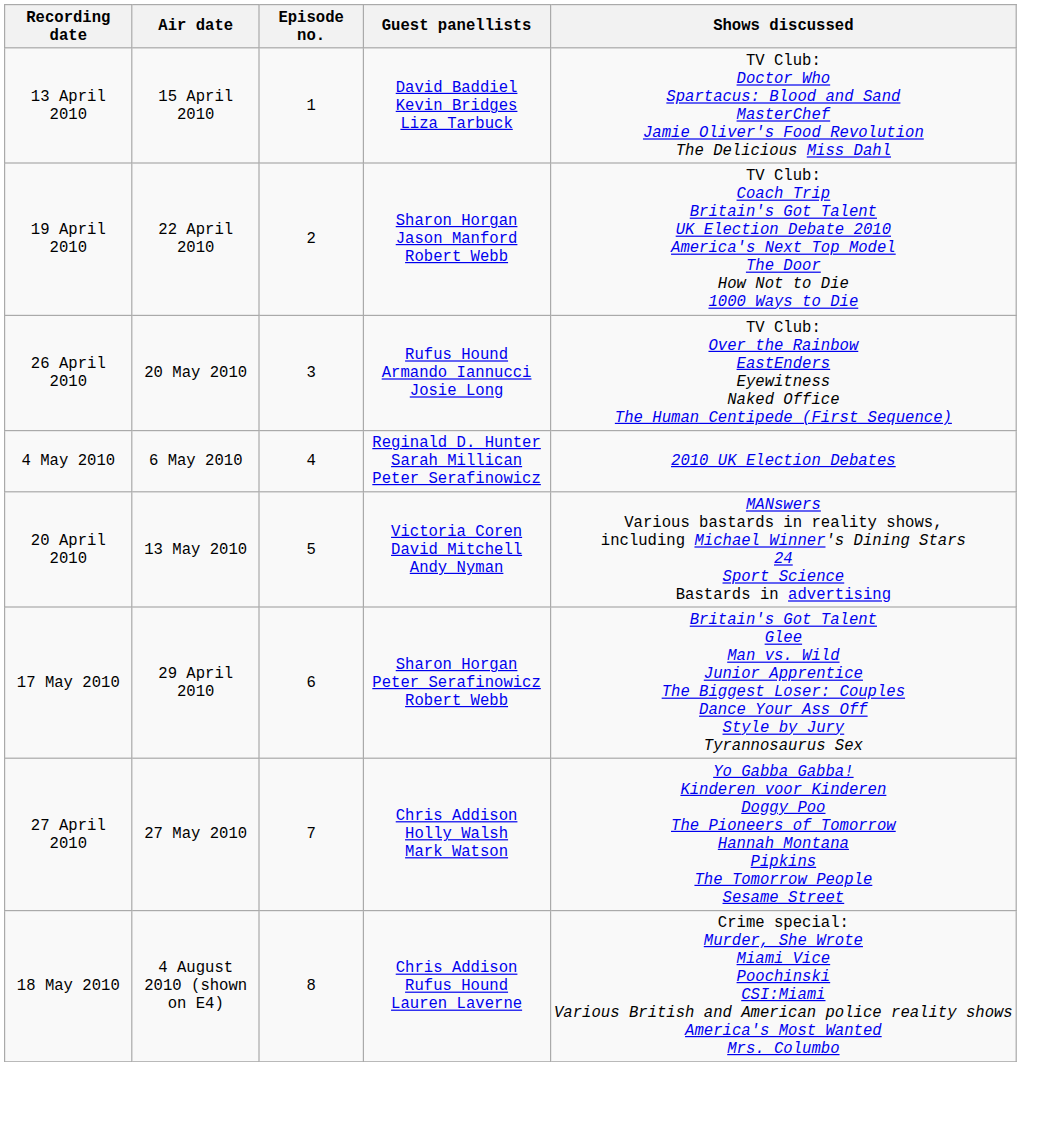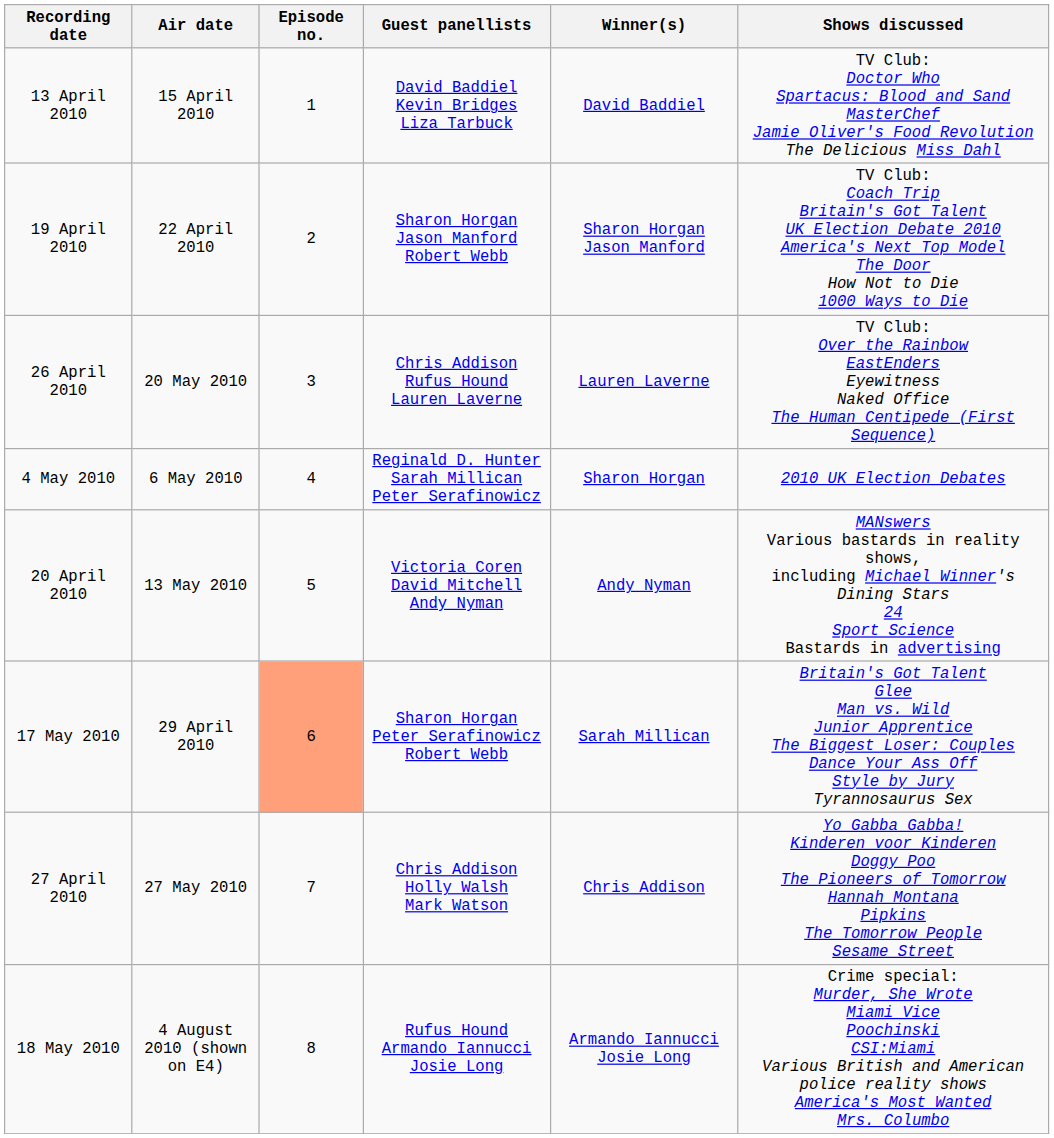+ column: (644, 26)
(457, 373) Rufus Hound Armando Iannucci Josie Long -> (457, 382) Chris Addison Rufus Hound Lauren Laverne
(311, 683) no background -> (311, 737) lightsalmon background
(457, 986) Chris Addison Rufus Hound Lauren Laverne -> (457, 1049) Rufus Hound Armando Iannucci Josie Long
